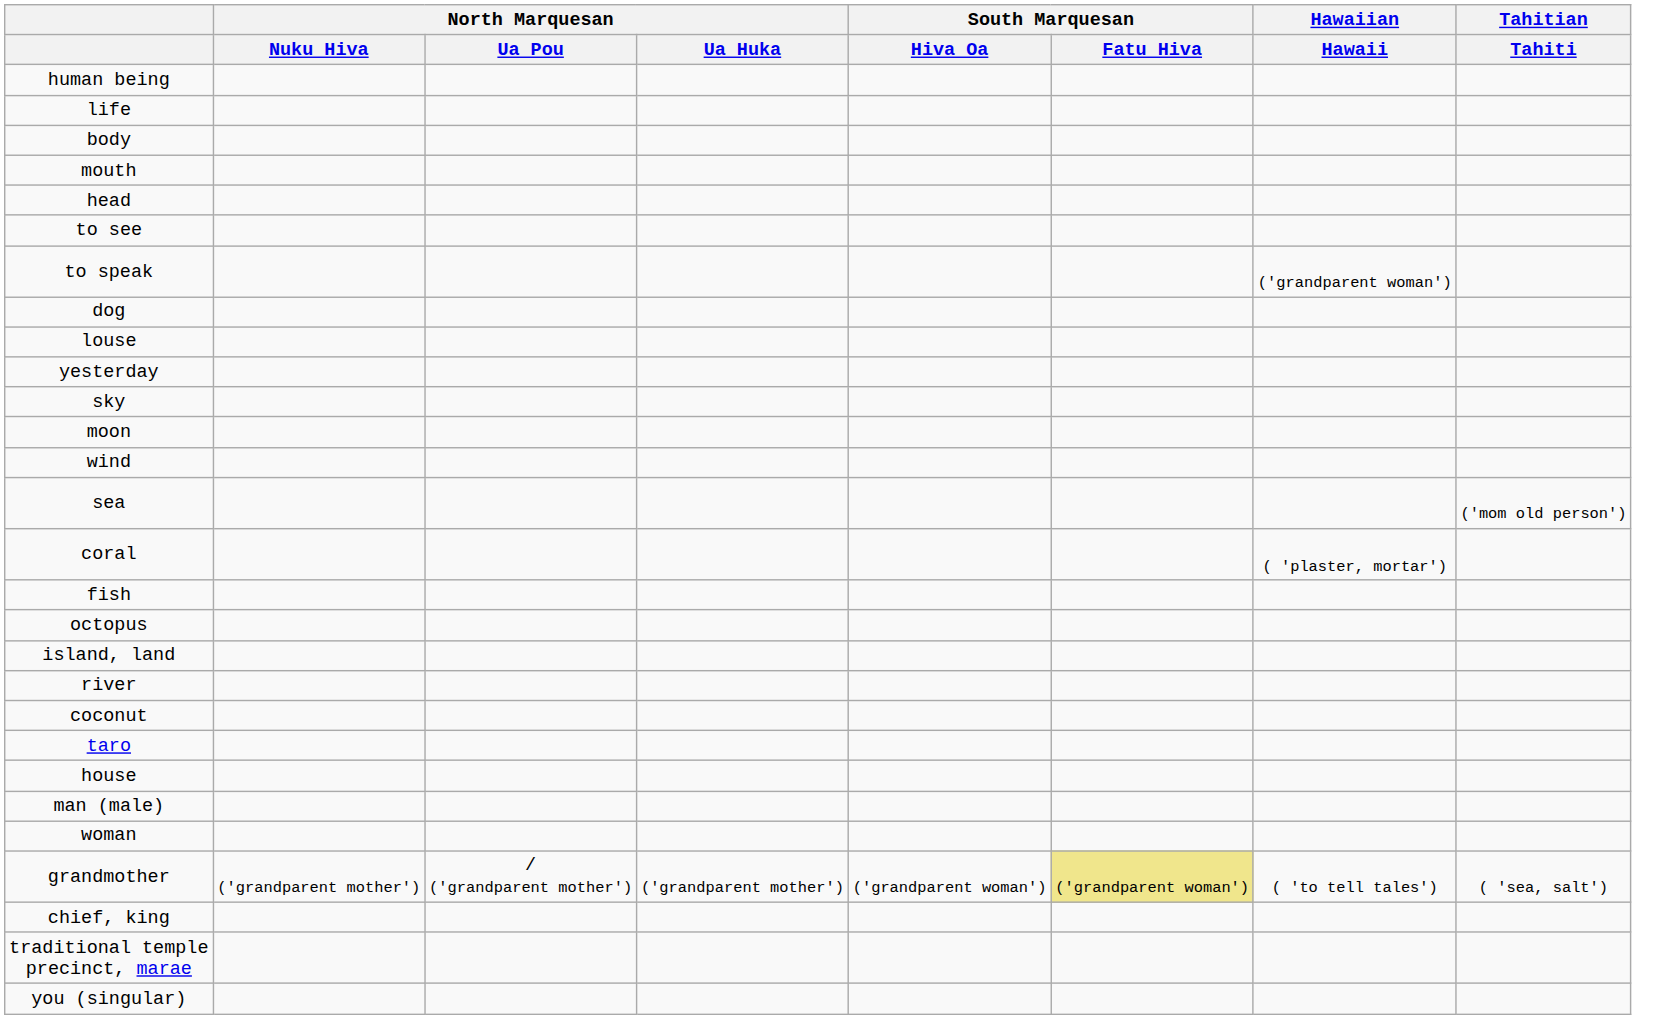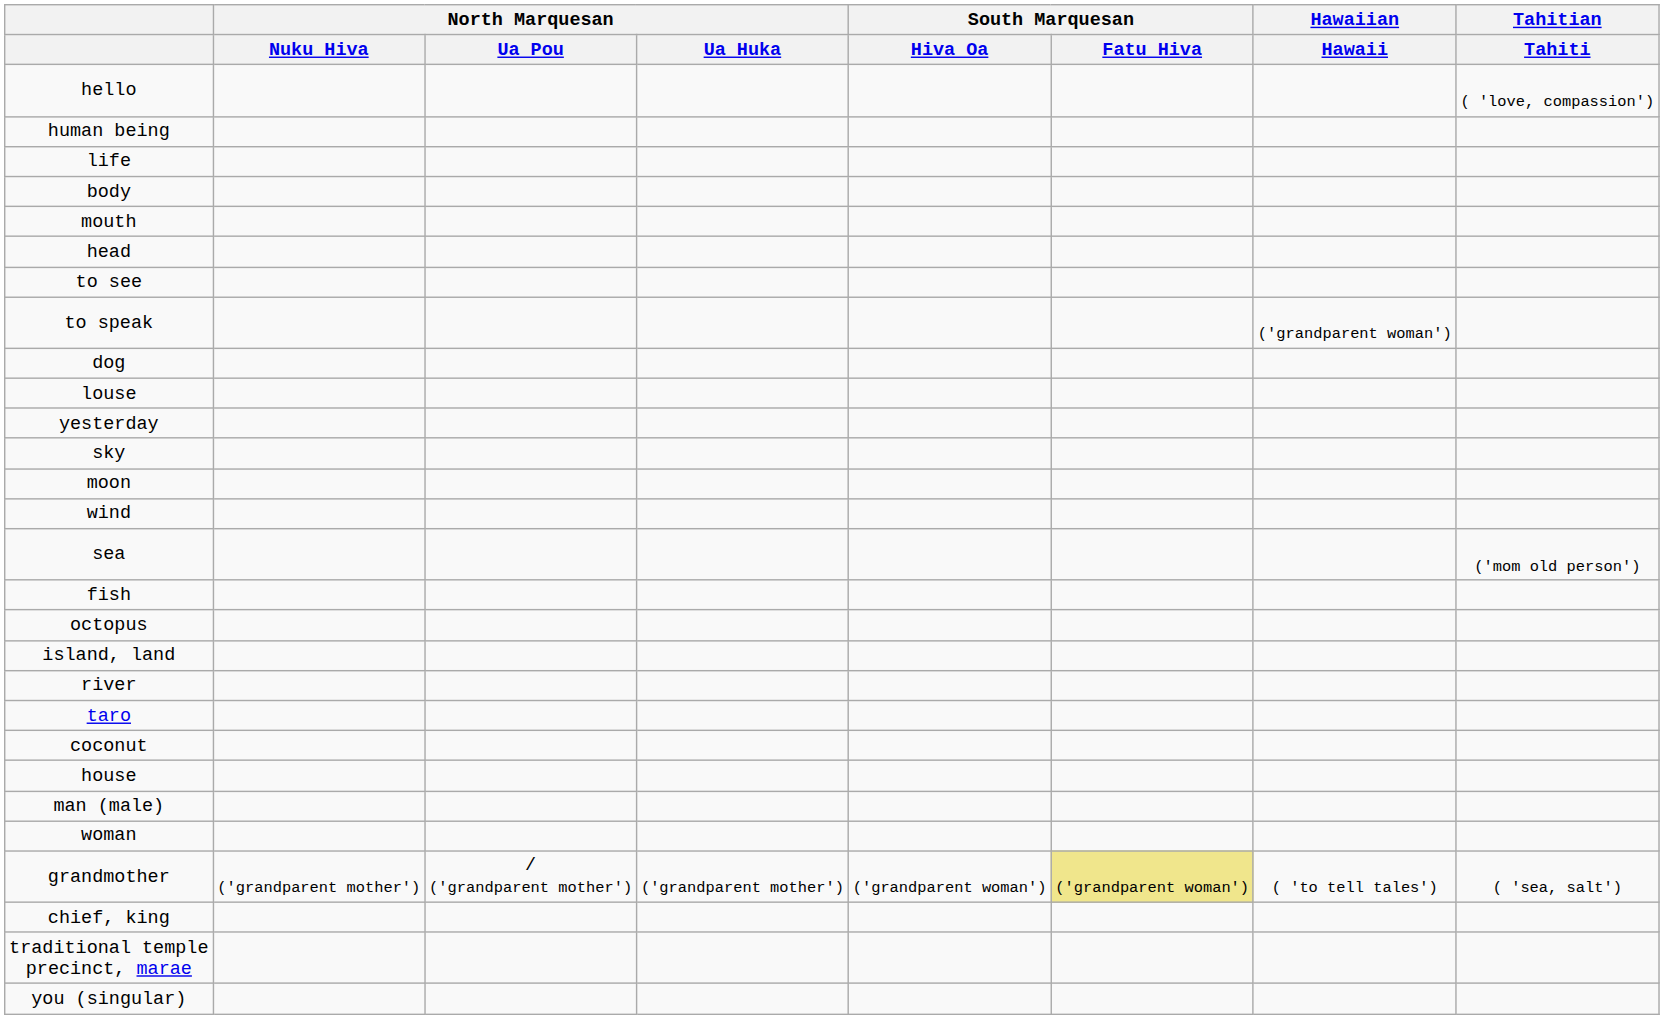+ row: (109, 91)
- row: (109, 554)
rows swapped: (109, 746) <-> (109, 715)
